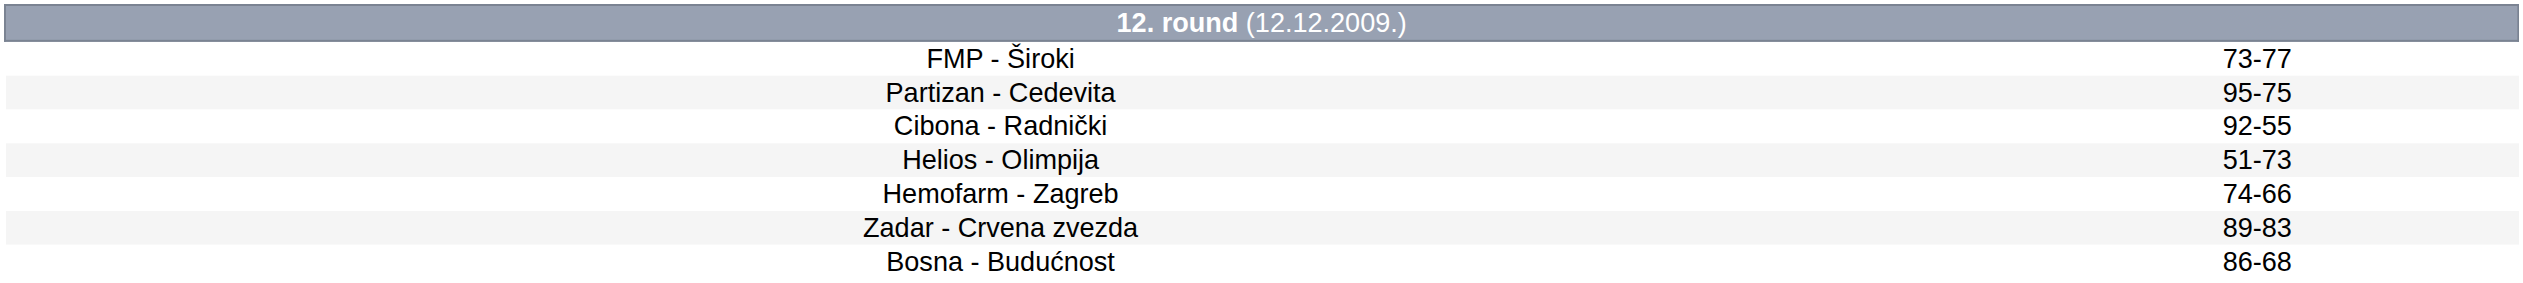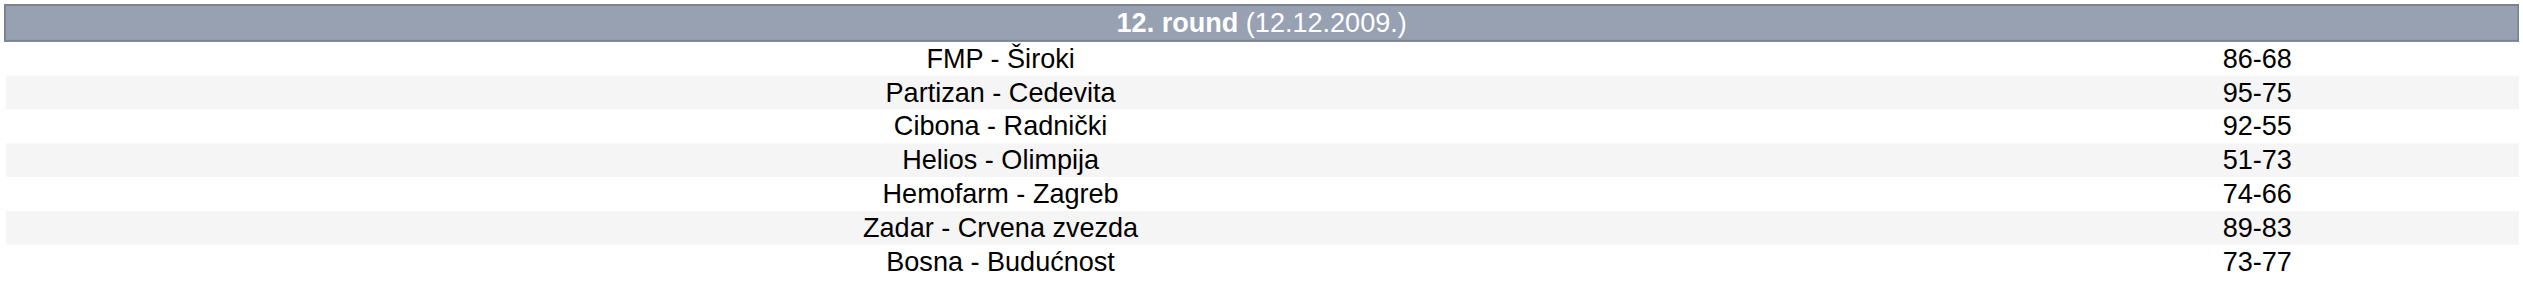(2257, 59) 73-77 -> (2257, 59) 86-68
(2257, 262) 86-68 -> (2257, 262) 73-77
